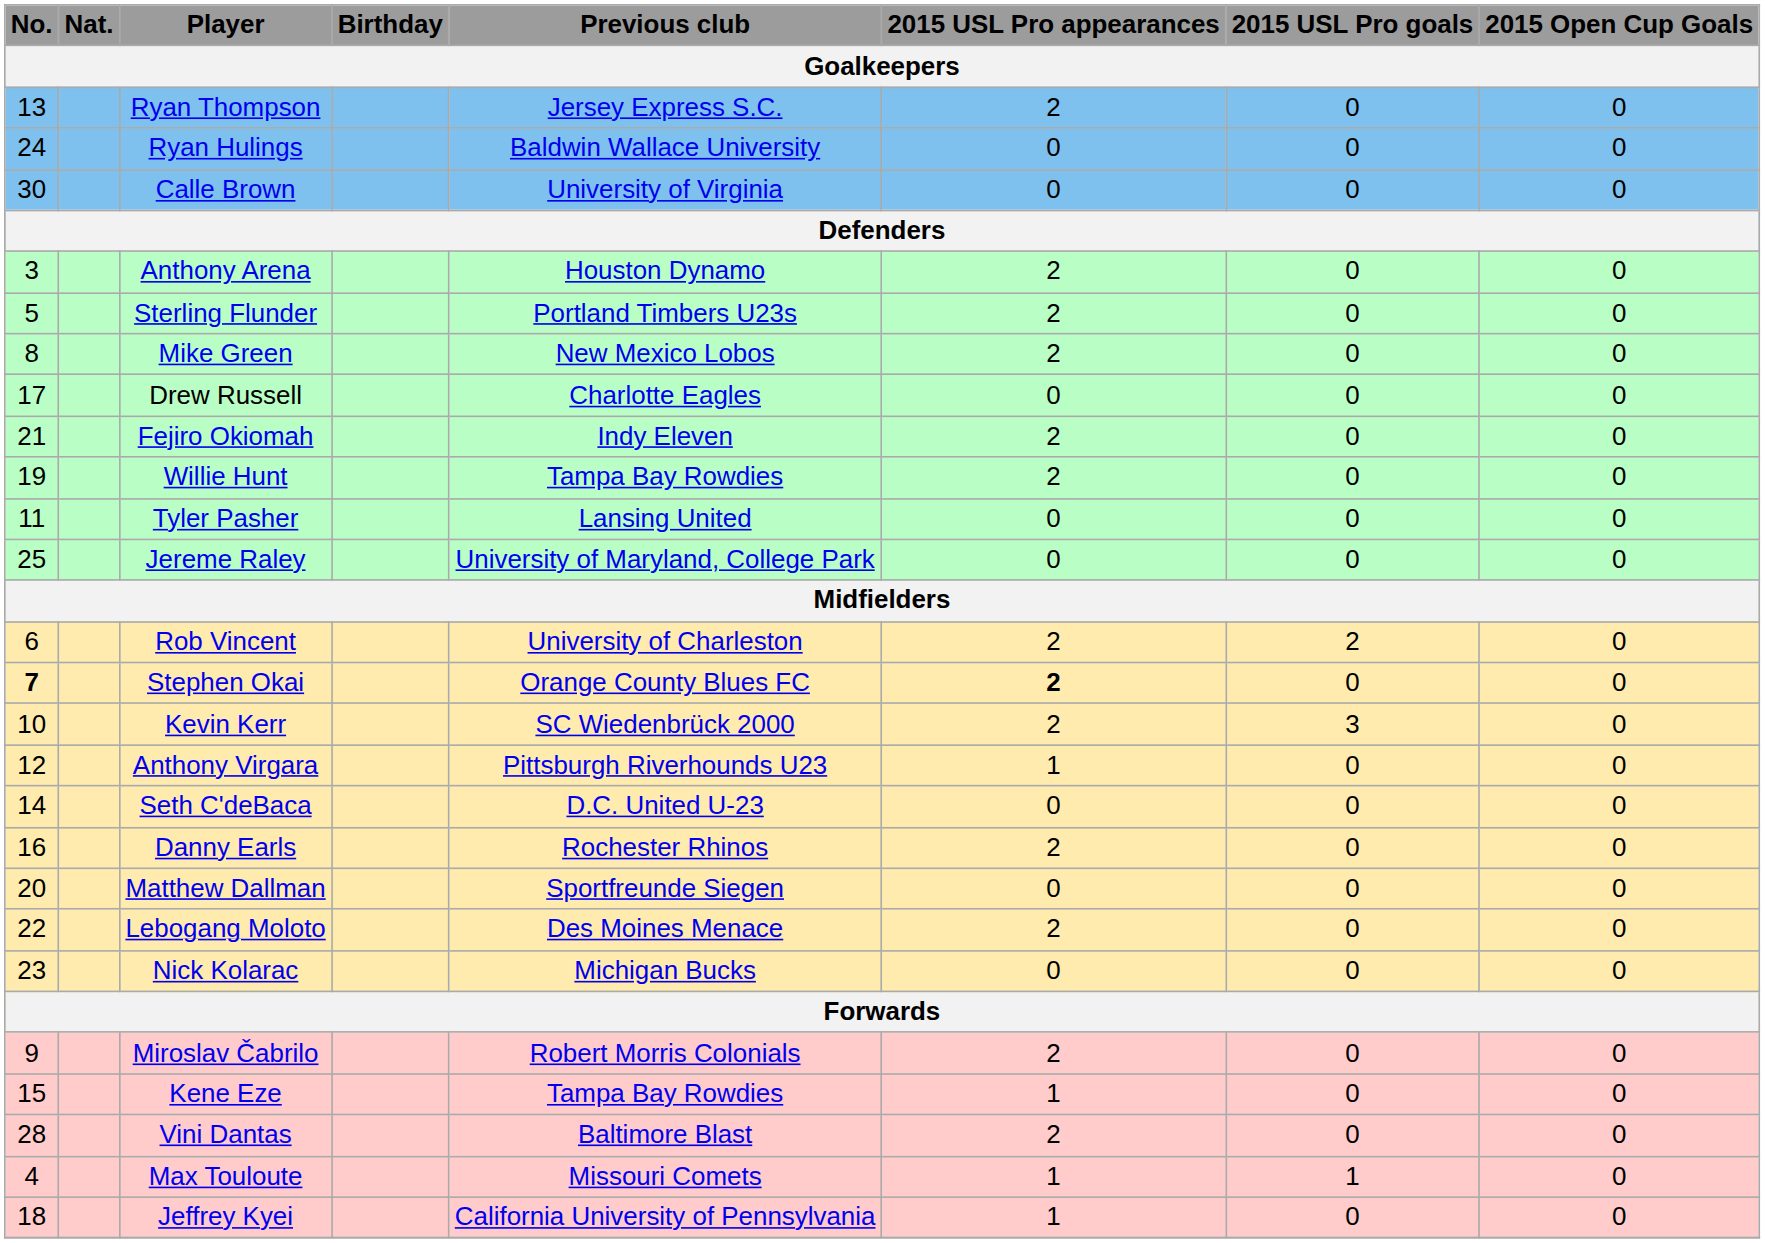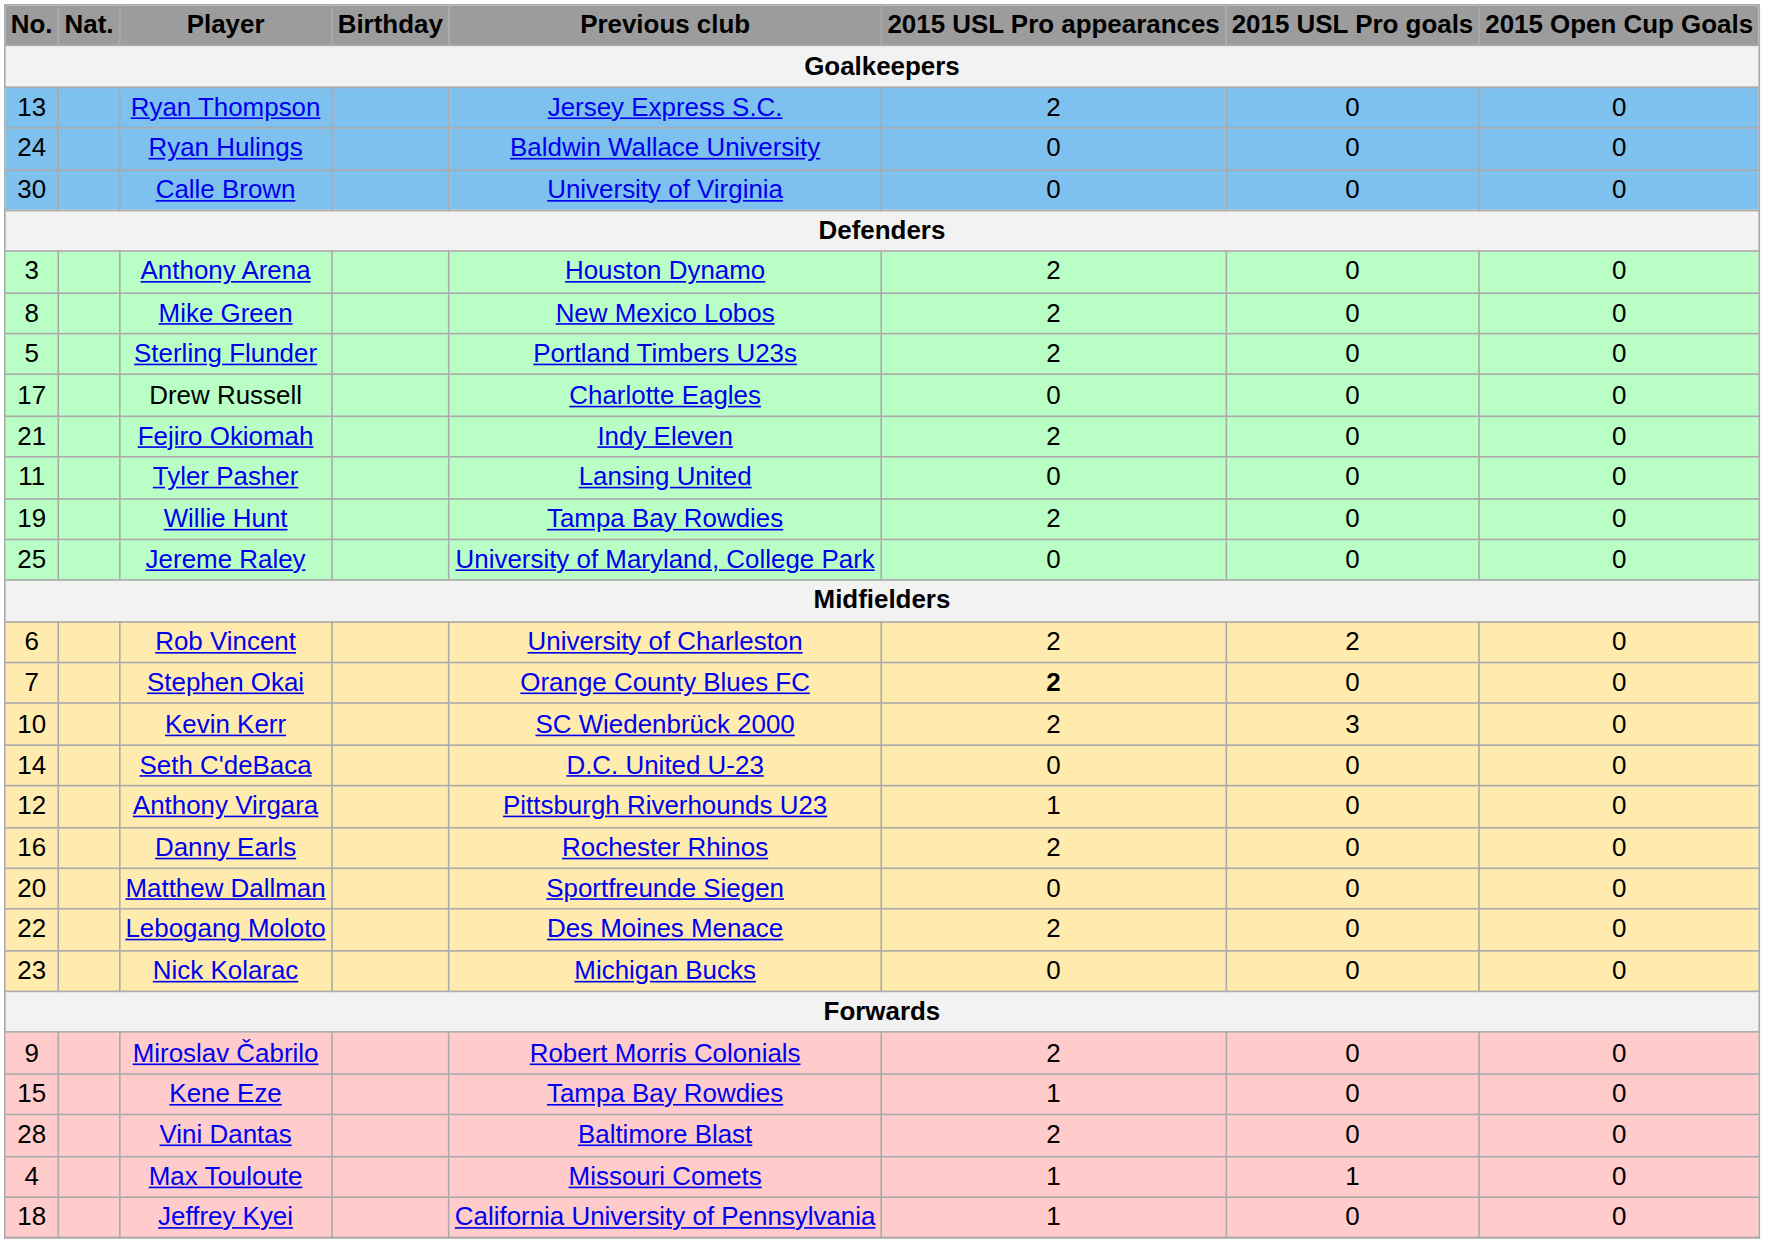rows swapped: (226, 312) <-> (226, 353)
rows swapped: (226, 518) <-> (226, 477)
(32, 682) bold -> (32, 682) normal
rows swapped: (226, 764) <-> (226, 806)
